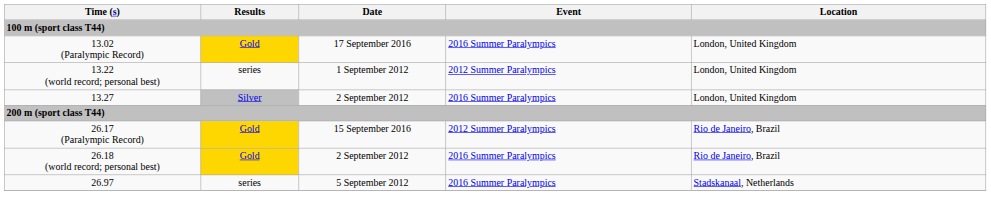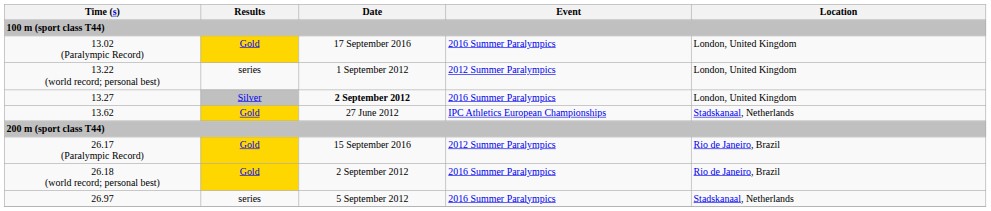(372, 97) normal -> (372, 97) bold
+ row: (102, 113)
